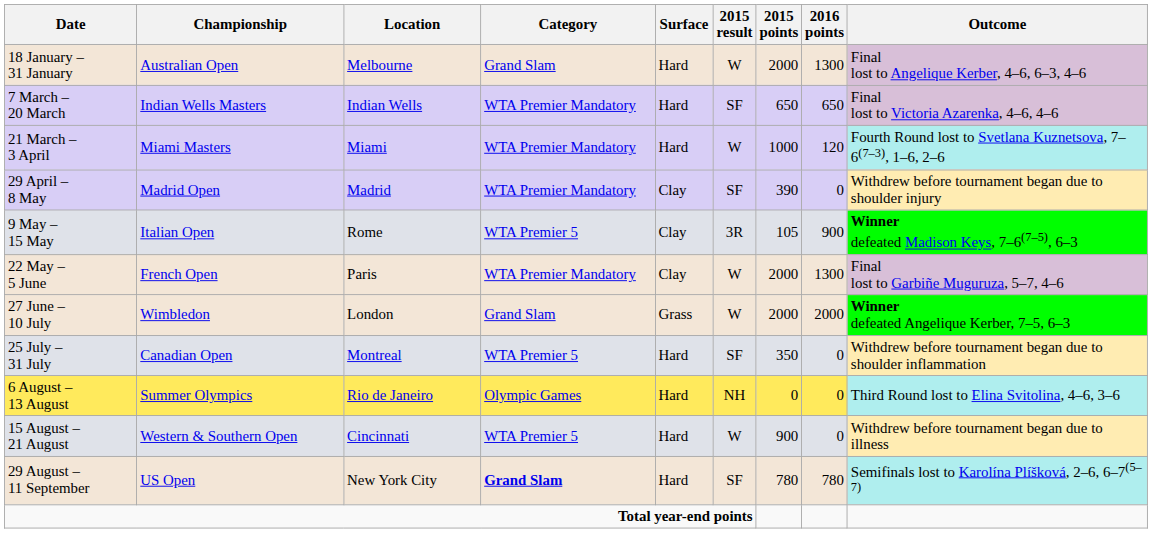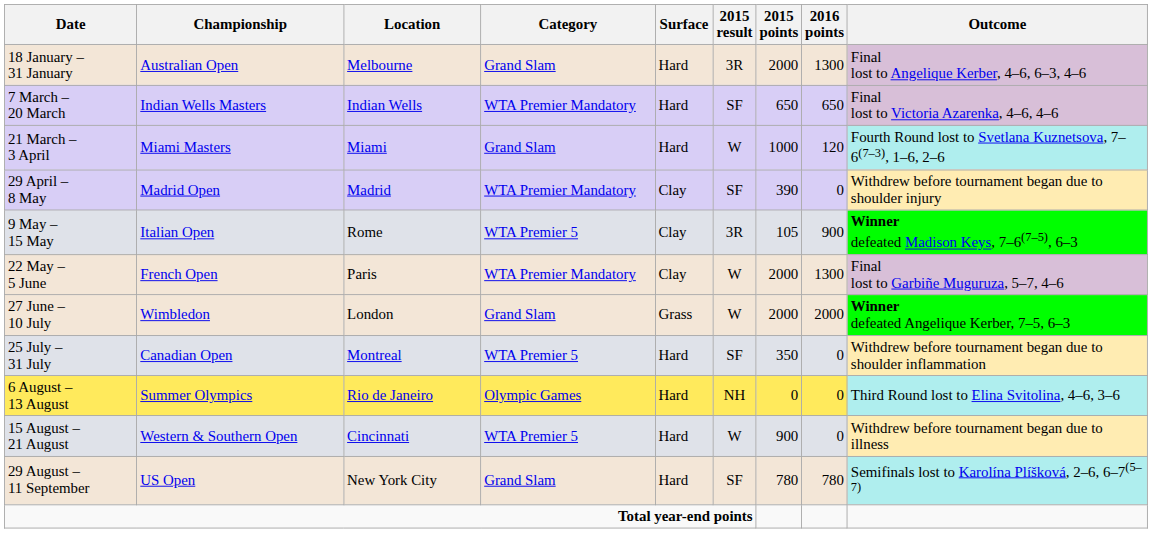(734, 65) W -> (734, 65) 3R
(560, 147) WTA Premier Mandatory -> (520, 147) Grand Slam
(523, 480) bold -> (520, 480) normal
